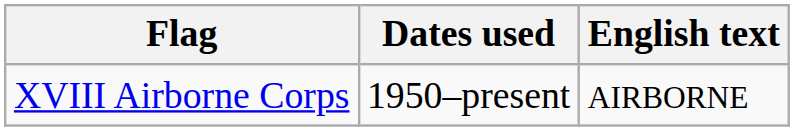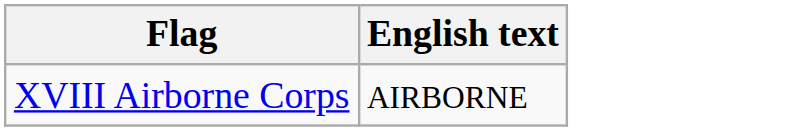- column: (469, 34)
